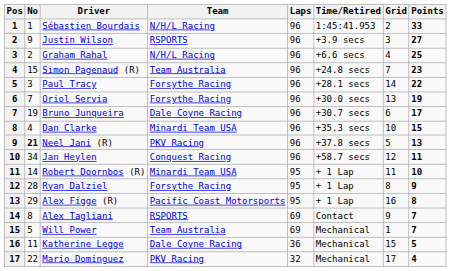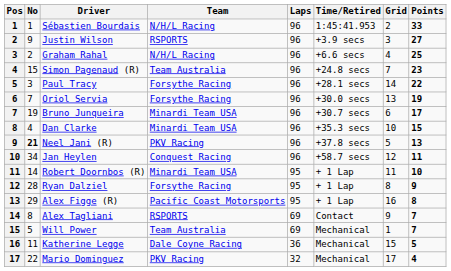(196, 114) Dale Coyne Racing -> (193, 114) Minardi Team USA
